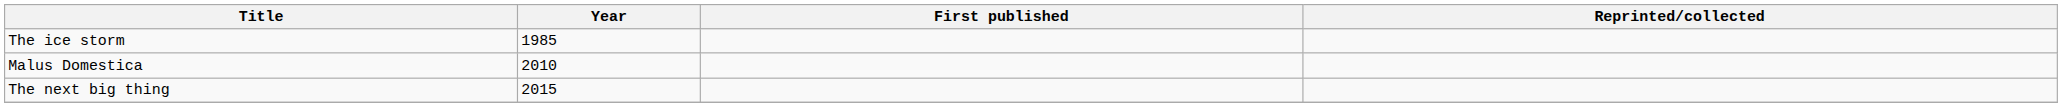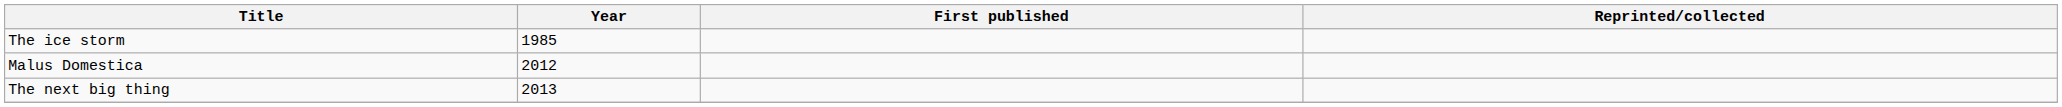(539, 65) 2010 -> (539, 65) 2012
(539, 90) 2015 -> (539, 90) 2013
